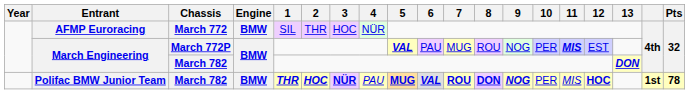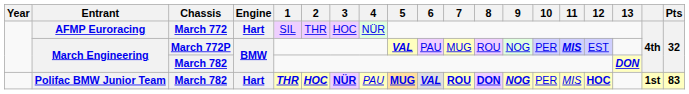(254, 29) BMW -> (254, 29) Hart
(254, 80) BMW -> (254, 80) Hart
(674, 80) 78 -> (674, 80) 83
